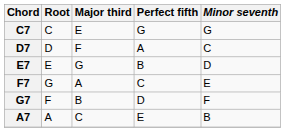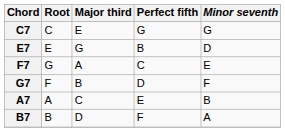- row: (23, 48)
+ row: (23, 118)
